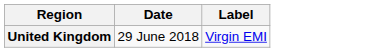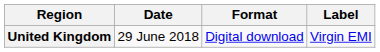+ column: (254, 15)
